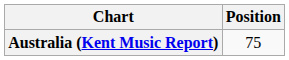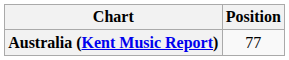(253, 42) 75 -> (253, 42) 77
